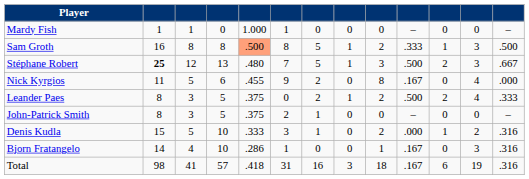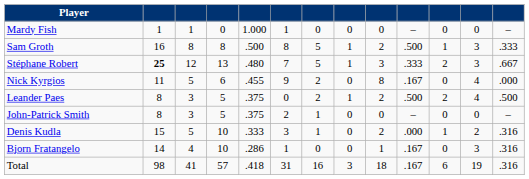(254, 47) lightsalmon background -> (254, 47) no background
(413, 47) .333 -> (413, 47) .500
(508, 47) .500 -> (508, 47) .333
(413, 64) .500 -> (413, 64) .333
(508, 98) .333 -> (508, 98) .500
